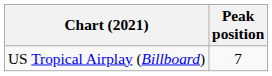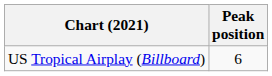(238, 58) 7 -> (238, 58) 6
